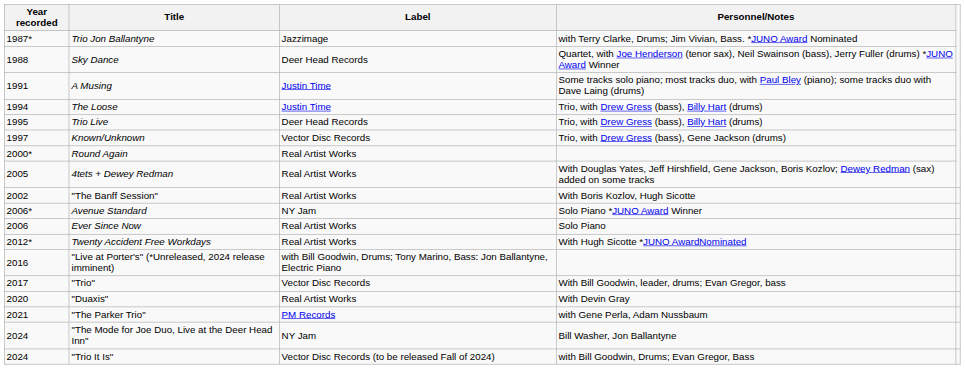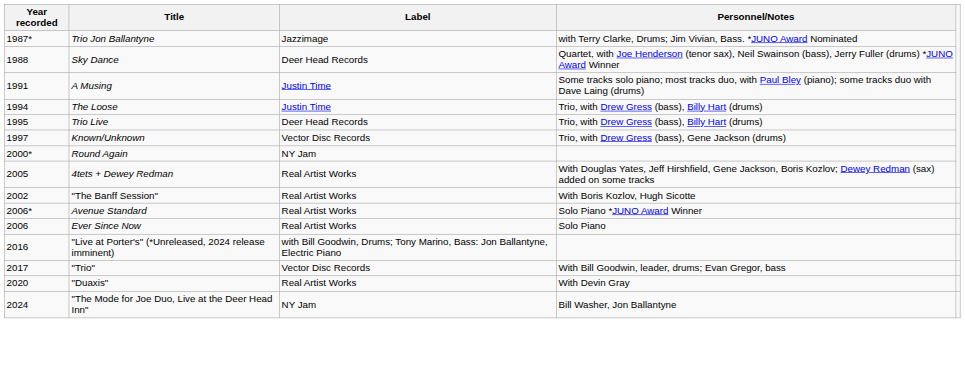(319, 153) Real Artist Works -> (299, 153) NY Jam
(299, 210) NY Jam -> (319, 210) Real Artist Works
- row: (141, 241)
- row: (109, 314)
- row: (92, 356)
